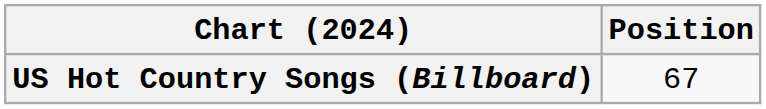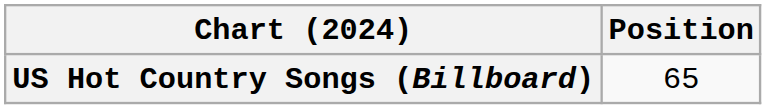(681, 79) 67 -> (681, 79) 65
